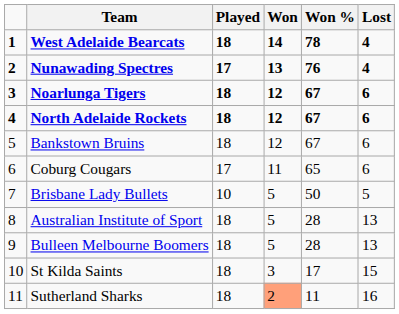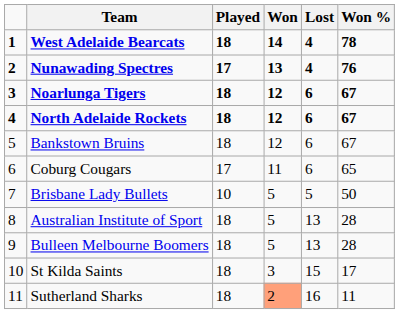columns swapped: (377, 17) <-> (330, 17)
